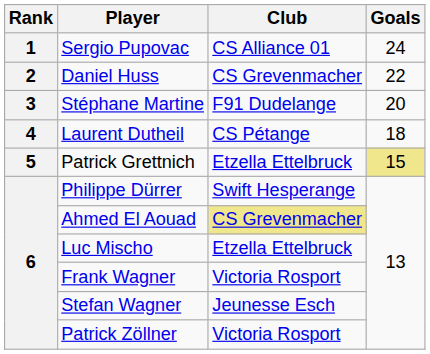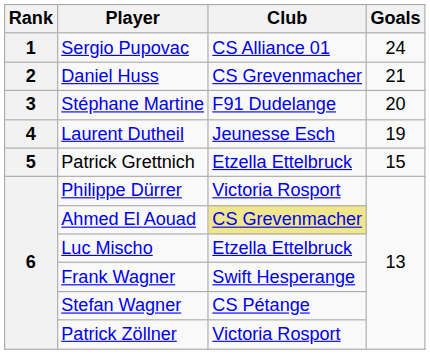(396, 76) 22 -> (396, 76) 21
(261, 133) CS Pétange -> (274, 133) Jeunesse Esch
(396, 133) 18 -> (396, 133) 19
(396, 162) khaki background -> (396, 162) no background
(284, 190) Swift Hesperange -> (276, 190) Victoria Rosport
(276, 276) Victoria Rosport -> (284, 276) Swift Hesperange
(274, 305) Jeunesse Esch -> (261, 305) CS Pétange
